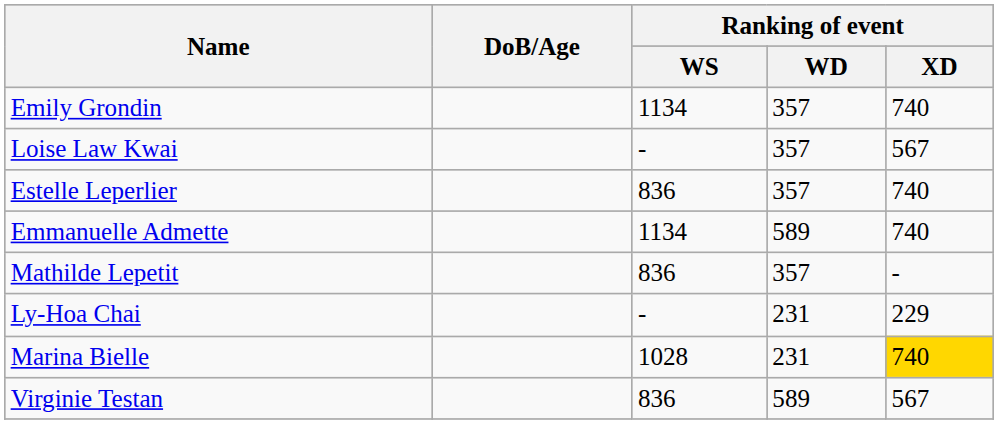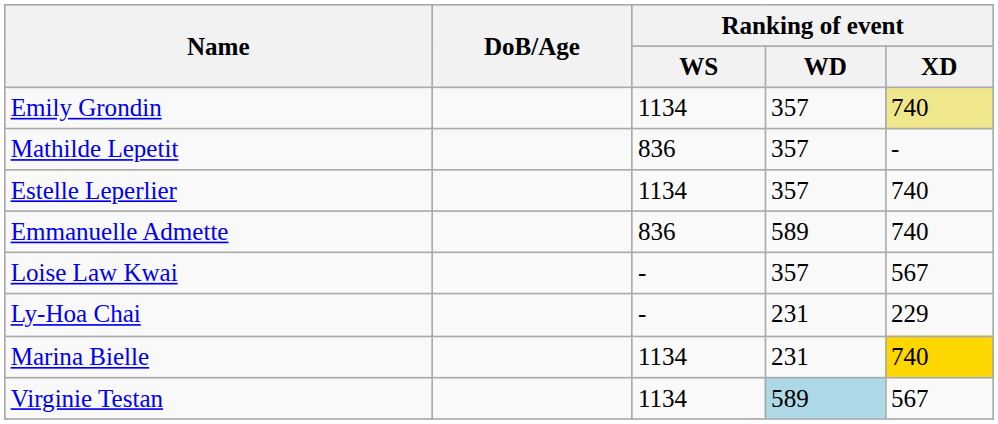(910, 108) no background -> (910, 108) khaki background
rows swapped: (95, 273) <-> (94, 149)
(657, 190) 836 -> (663, 190) 1134
(663, 232) 1134 -> (657, 232) 836
(663, 356) 1028 -> (663, 356) 1134
(657, 397) 836 -> (663, 397) 1134
(791, 397) no background -> (790, 397) lightblue background
